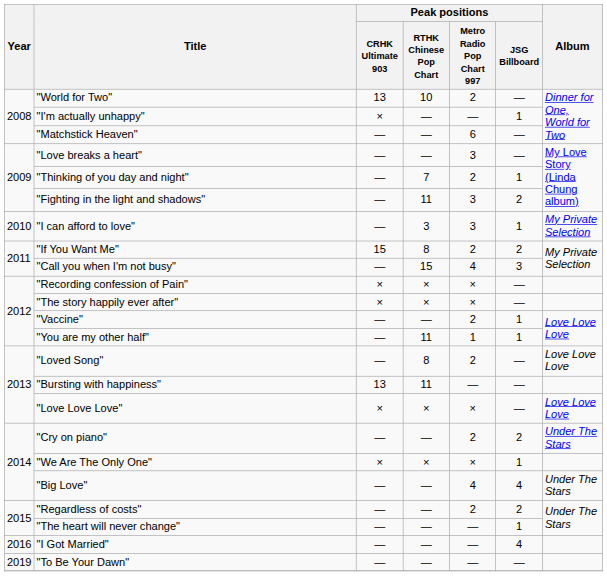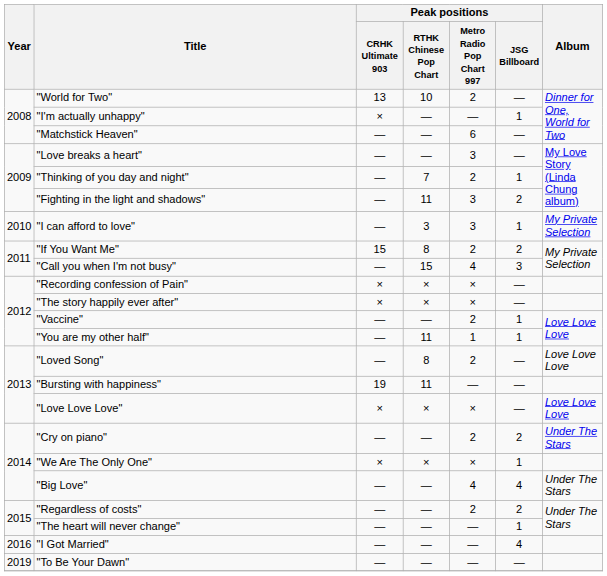(380, 384) 13 -> (380, 384) 19
